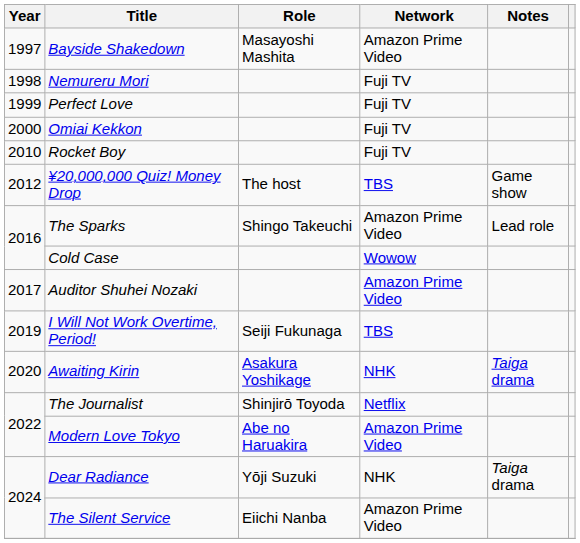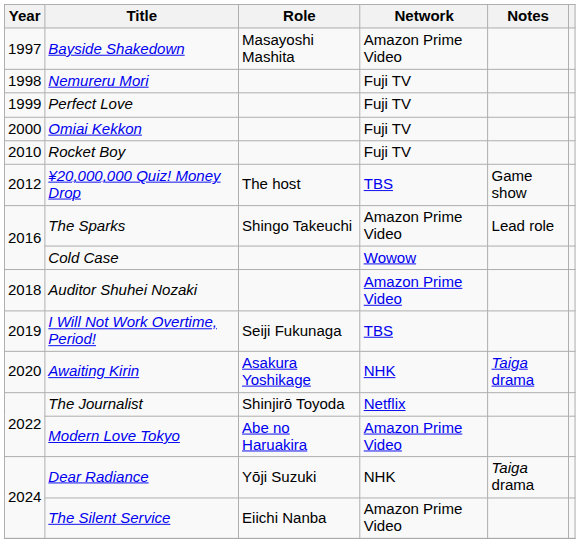(25, 290) 2017 -> (25, 290) 2018
